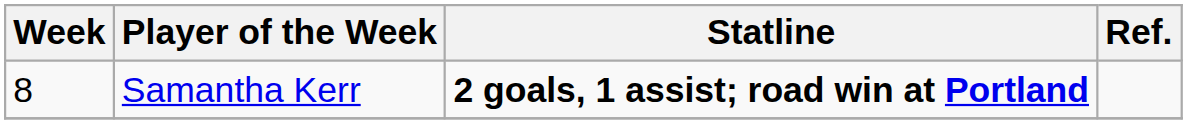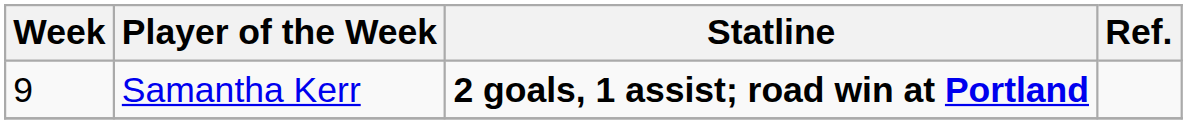(23, 88) 8 -> (23, 88) 9
